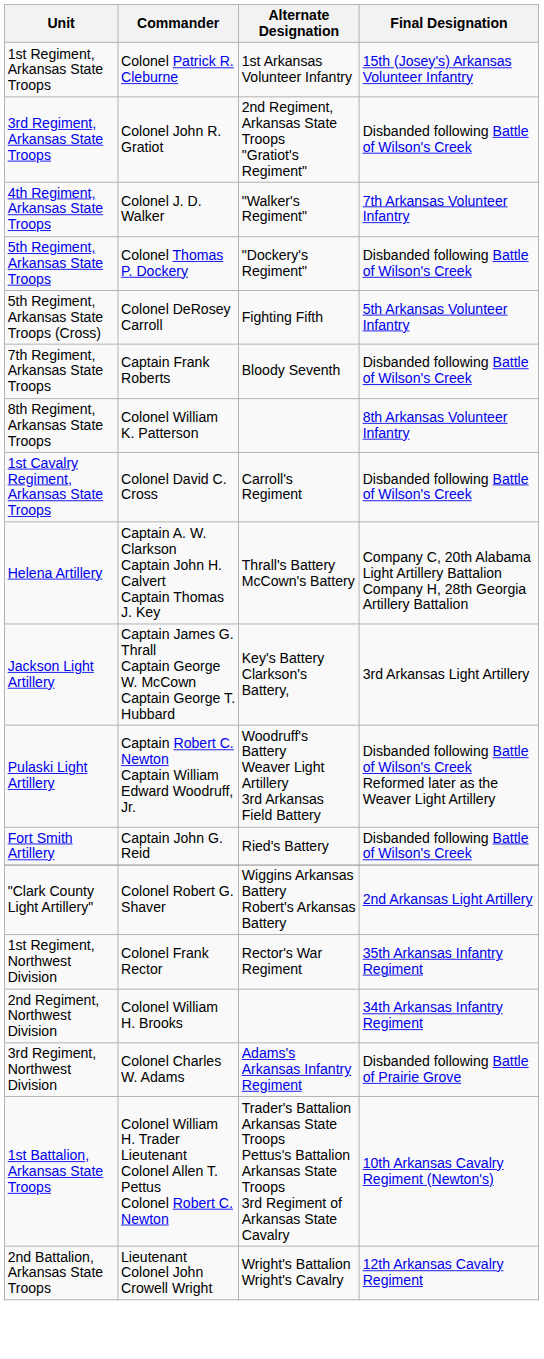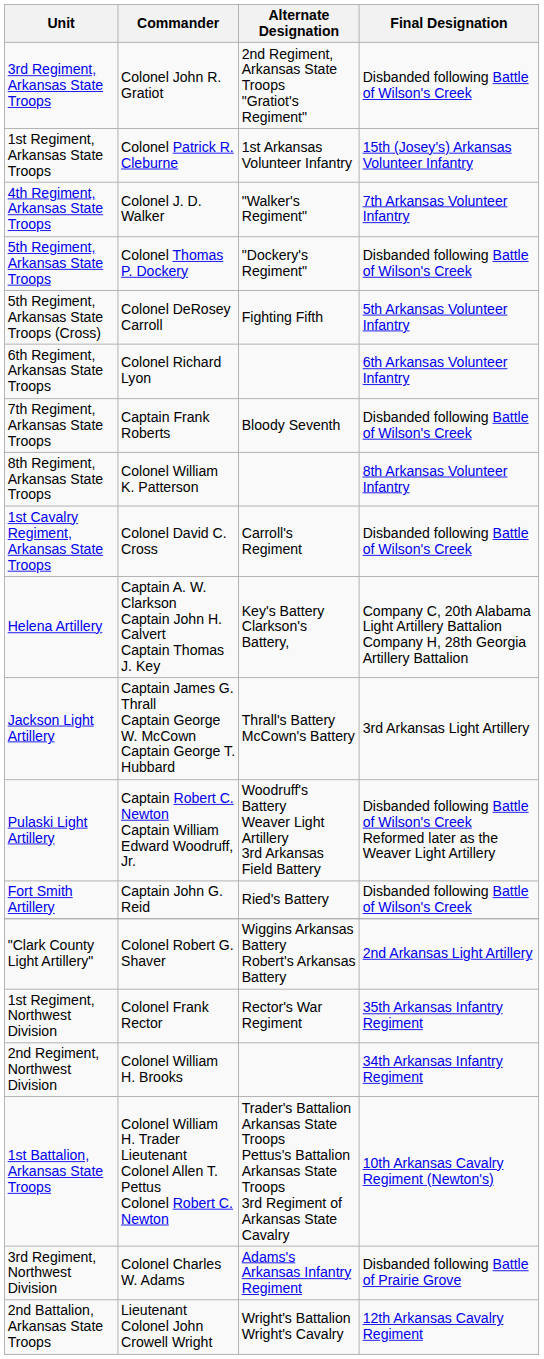rows swapped: (55, 69) <-> (55, 139)
+ row: (55, 371)
(298, 573) Thrall's Battery McCown's Battery -> (283, 627) Key's Battery Clarkson's Battery,
(283, 674) Key's Battery Clarkson's Battery, -> (298, 728) Thrall's Battery McCown's Battery
rows swapped: (52, 1069) <-> (55, 1171)
